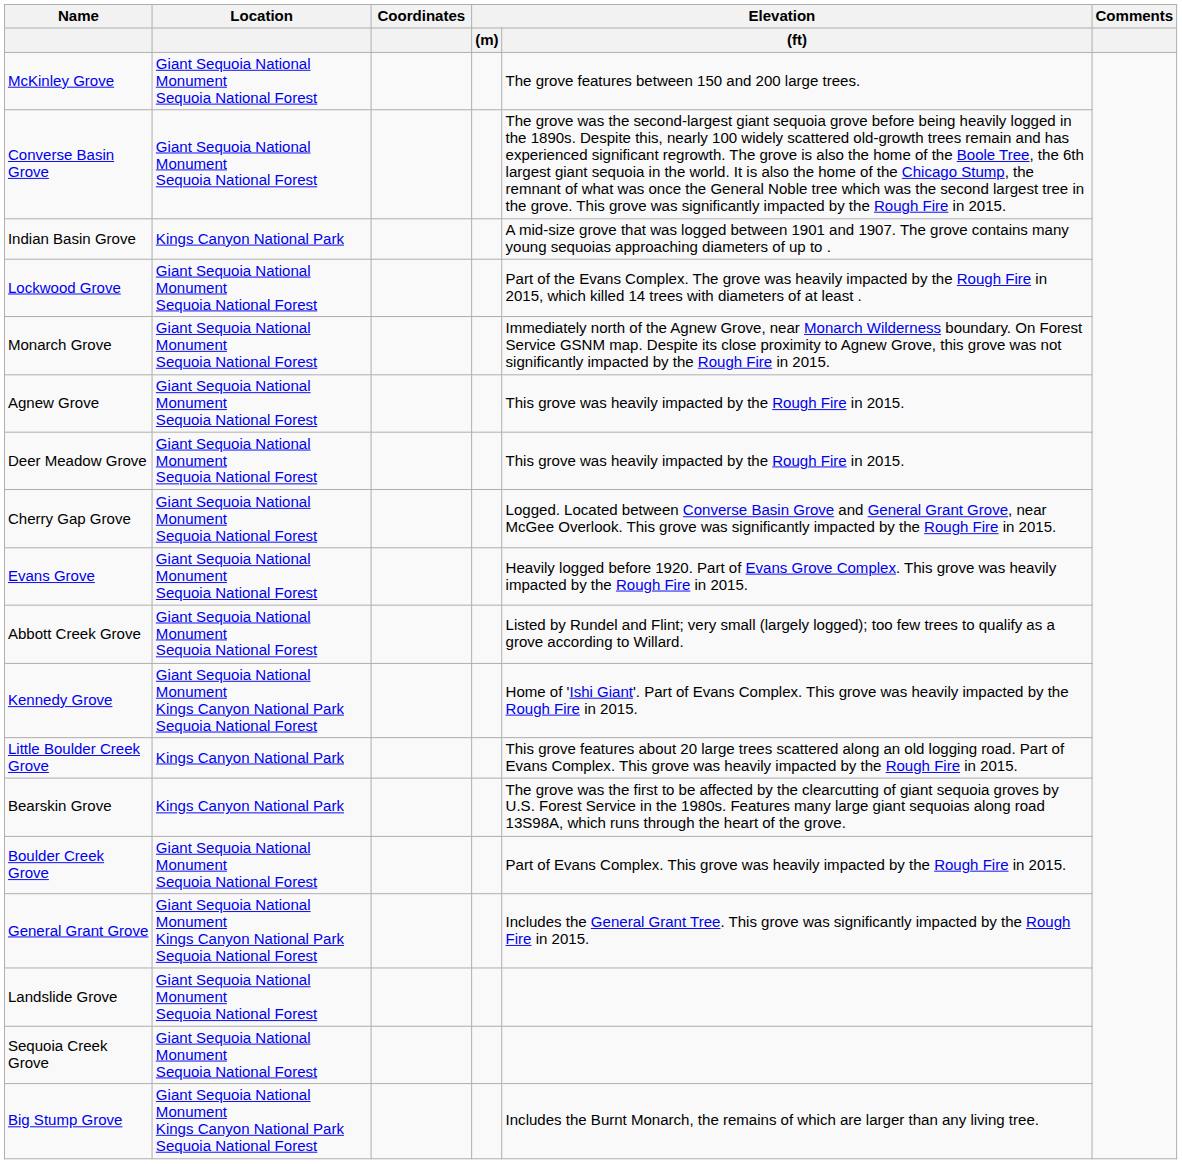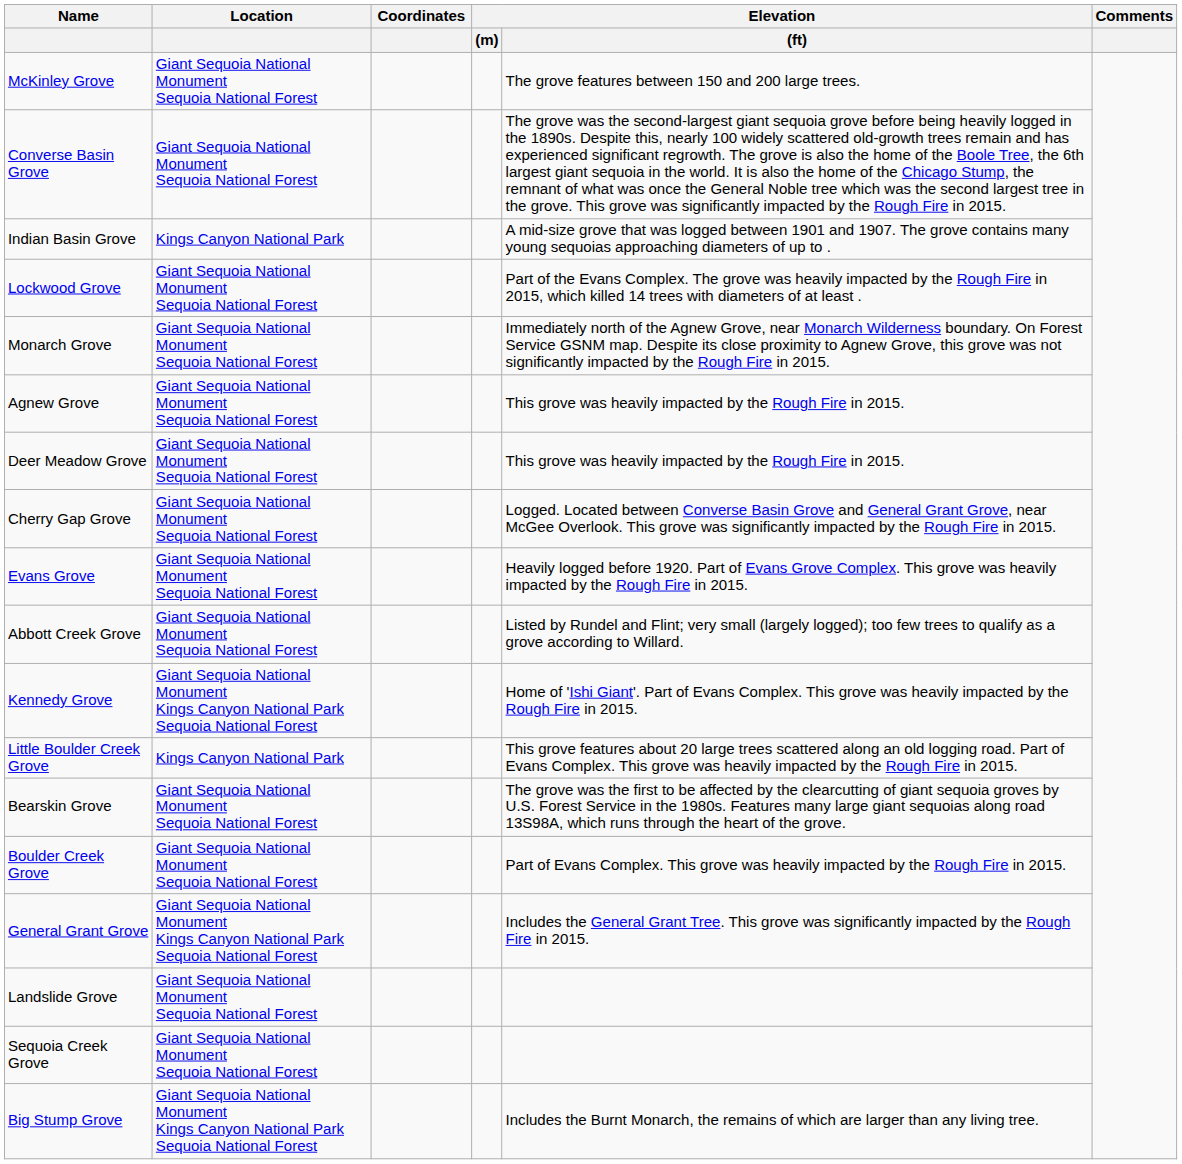(250, 807) Kings Canyon National Park -> (237, 807) Giant Sequoia National Monument Sequoia National Forest
